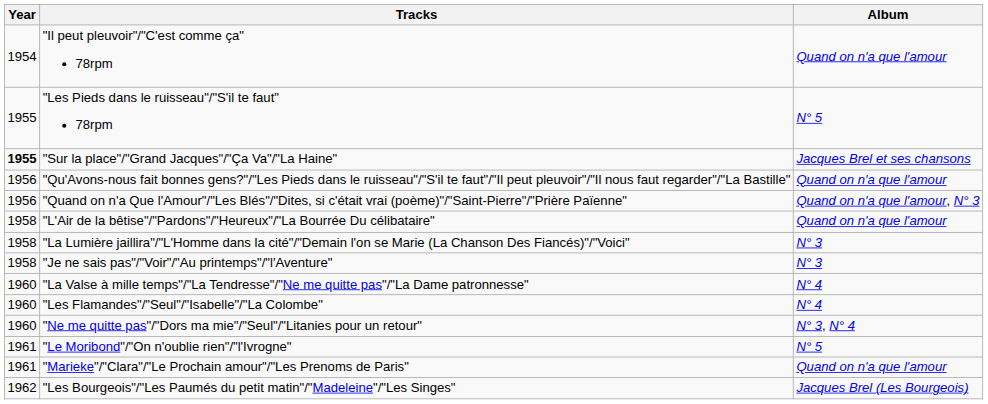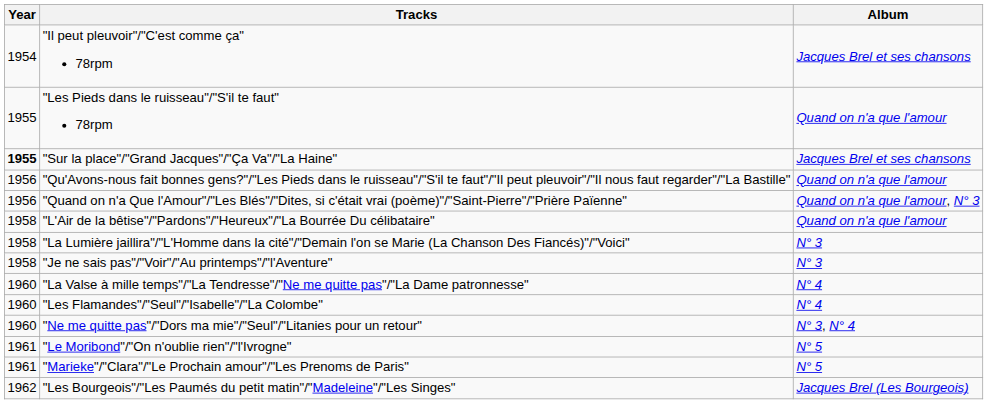(871, 56) Quand on n'a que l'amour -> (884, 56) Jacques Brel et ses chansons
(809, 118) N° 5 -> (871, 118) Quand on n'a que l'amour
(871, 367) Quand on n'a que l'amour -> (809, 367) N° 5
